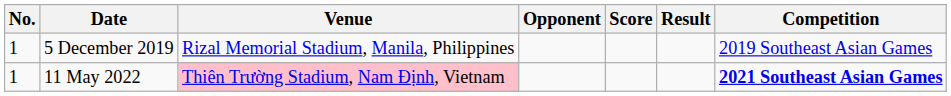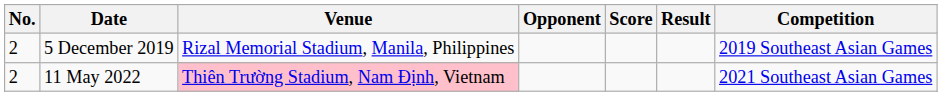(13, 47) 1 -> (13, 47) 2
(13, 76) 1 -> (13, 76) 2
(831, 76) bold -> (826, 76) normal
